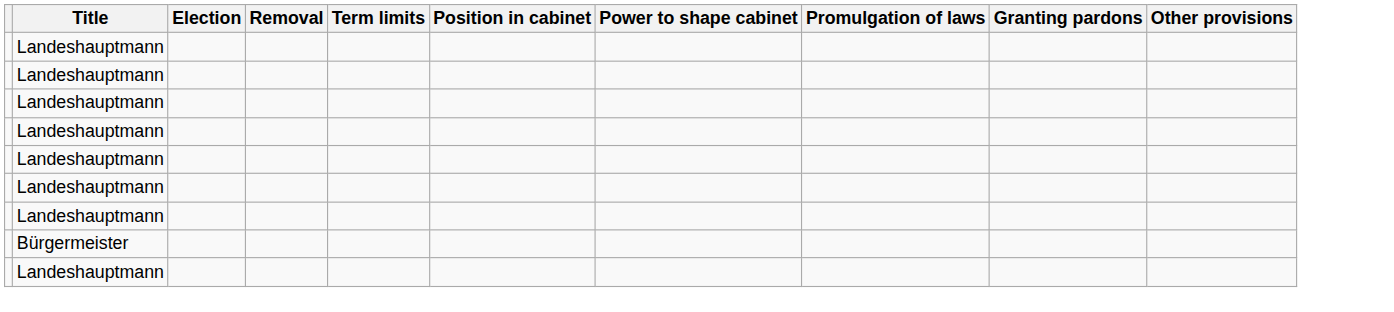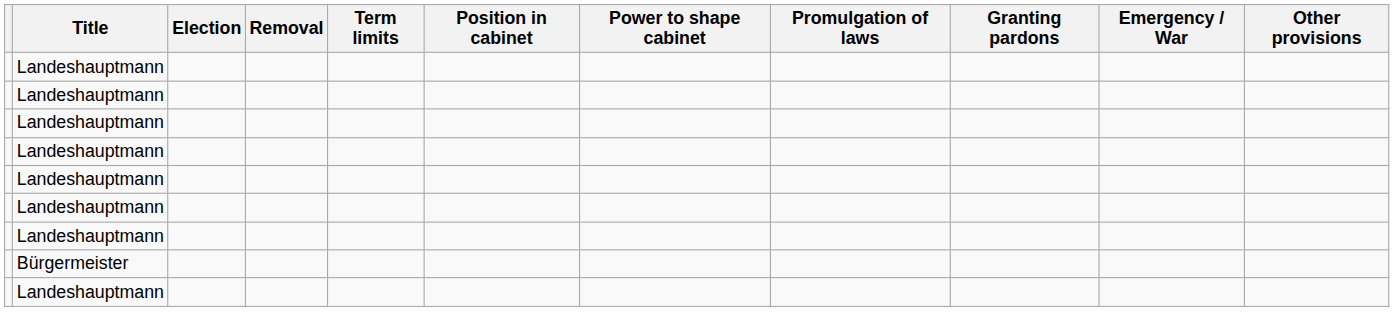+ column: (1171, 28)
